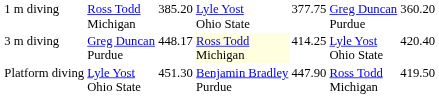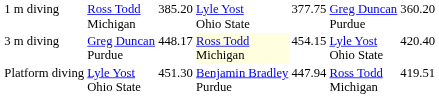(309, 41) 414.25 -> (309, 41) 454.15
(309, 72) 447.90 -> (309, 72) 447.94
(418, 72) 419.50 -> (418, 72) 419.51
